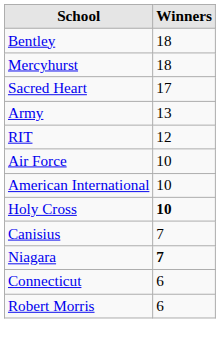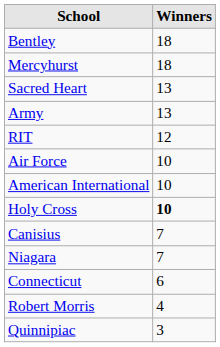(164, 88) 17 -> (164, 88) 13
(160, 257) bold -> (160, 257) normal
(160, 305) 6 -> (160, 305) 4
+ row: (42, 329)
